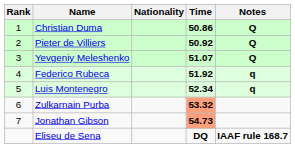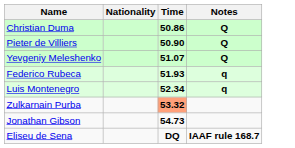- column: (18, 12)
(201, 43) 50.92 -> (172, 43) 50.90
(201, 74) 51.92 -> (172, 74) 51.93
(201, 120) lightsalmon background -> (172, 120) no background
